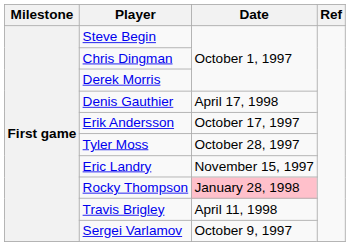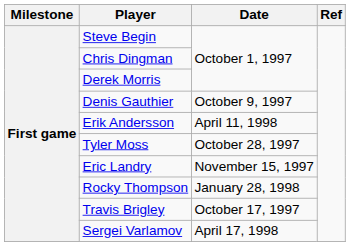(236, 101) April 17, 1998 -> (243, 101) October 9, 1997
(247, 123) October 17, 1997 -> (236, 123) April 11, 1998
(247, 187) pink background -> (247, 187) no background
(236, 209) April 11, 1998 -> (247, 209) October 17, 1997
(243, 230) October 9, 1997 -> (236, 230) April 17, 1998
